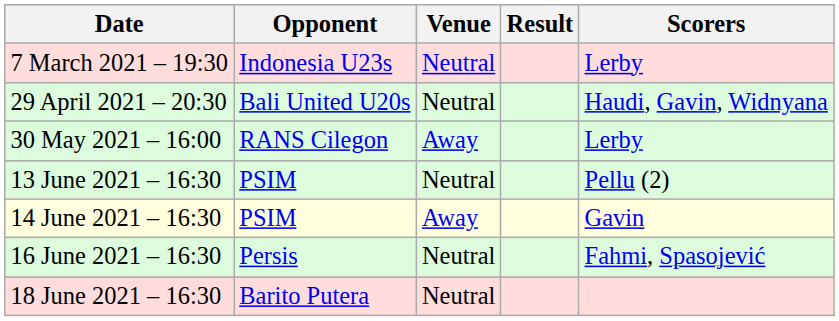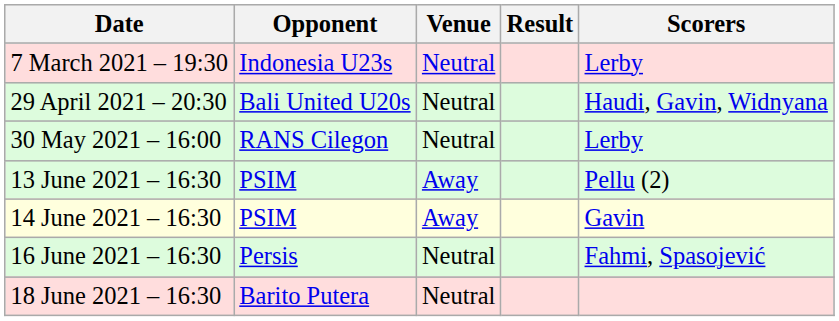(450, 140) Away -> (459, 140) Neutral
(459, 179) Neutral -> (450, 179) Away
